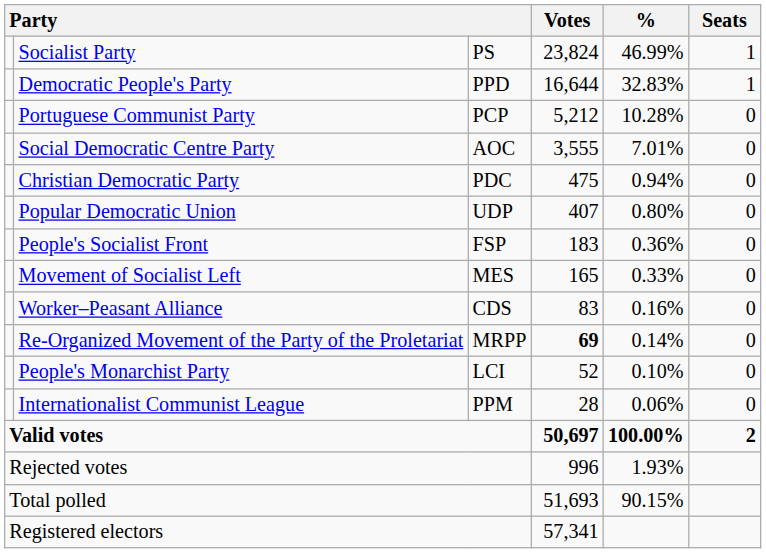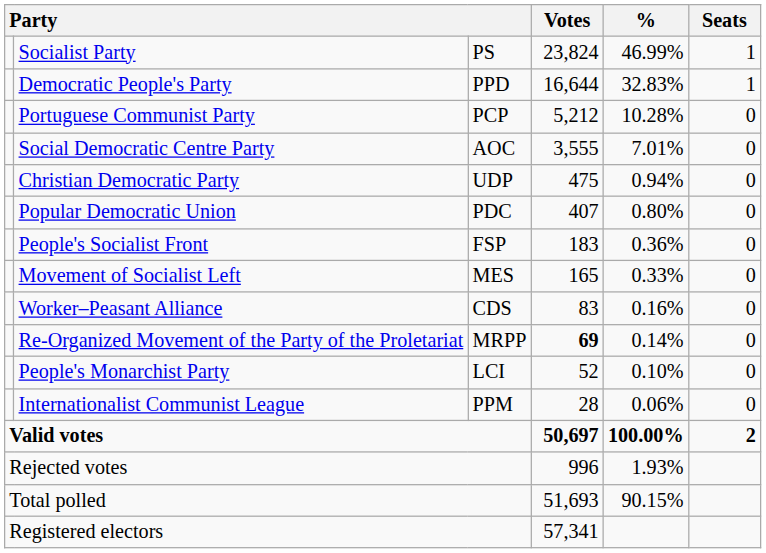(492, 180) PDC -> (493, 180) UDP
(493, 212) UDP -> (492, 212) PDC
